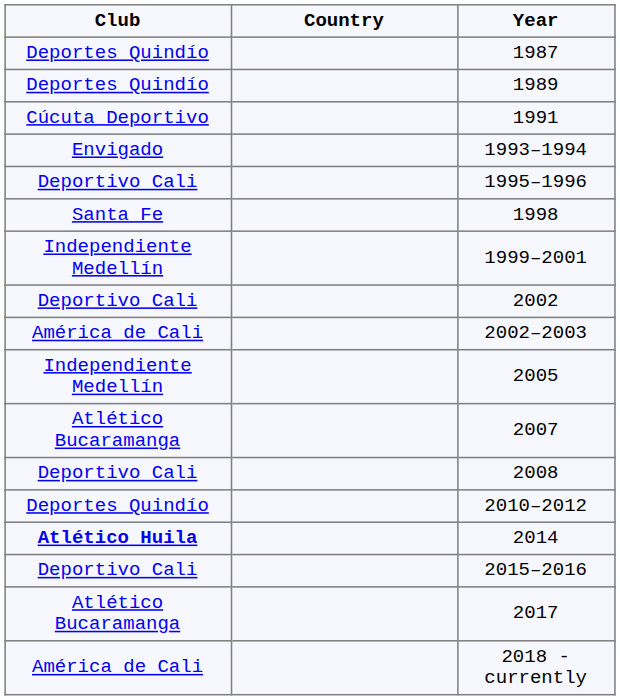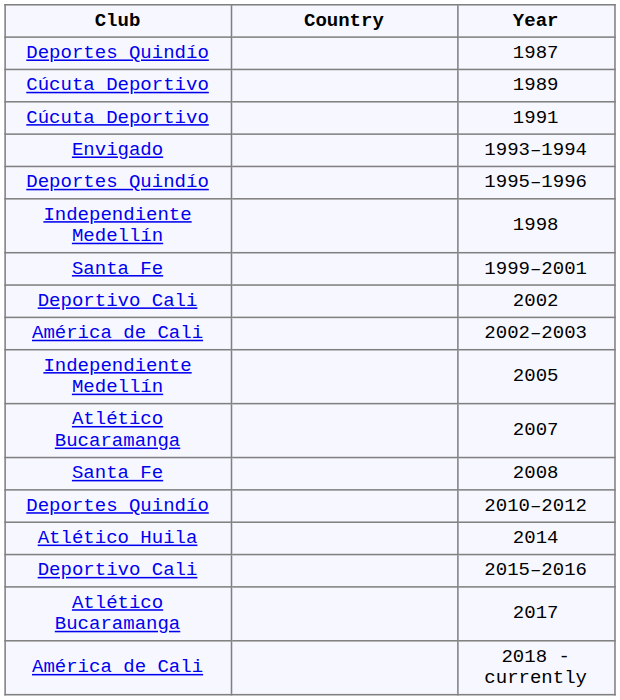(118, 86) Deportes Quindío -> (118, 86) Cúcuta Deportivo
(118, 183) Deportivo Cali -> (118, 183) Deportes Quindío
(118, 215) Santa Fe -> (118, 226) Independiente Medellín
(118, 258) Independiente Medellín -> (118, 269) Santa Fe
(118, 474) Deportivo Cali -> (118, 474) Santa Fe
(118, 538) bold -> (118, 538) normal
